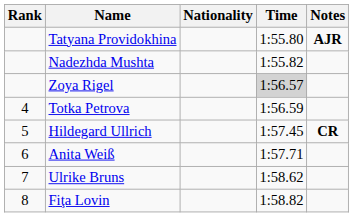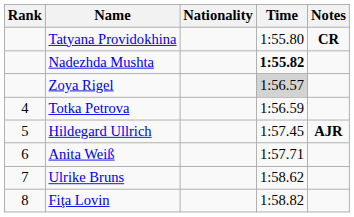(328, 39) AJR -> (328, 39) CR
(282, 62) normal -> (282, 62) bold
(328, 131) CR -> (328, 131) AJR
